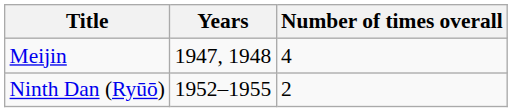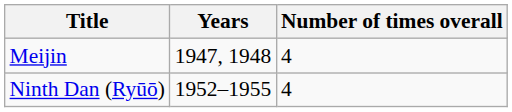(286, 89) 2 -> (286, 89) 4
